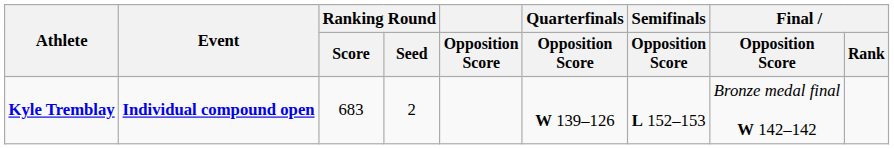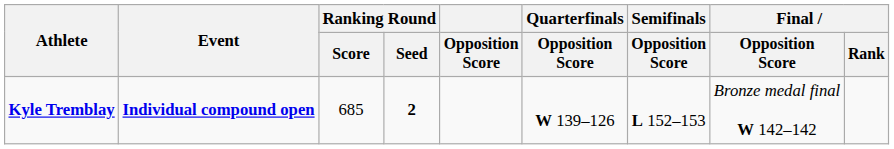(351, 110) 683 -> (351, 110) 685
(412, 110) normal -> (412, 110) bold
